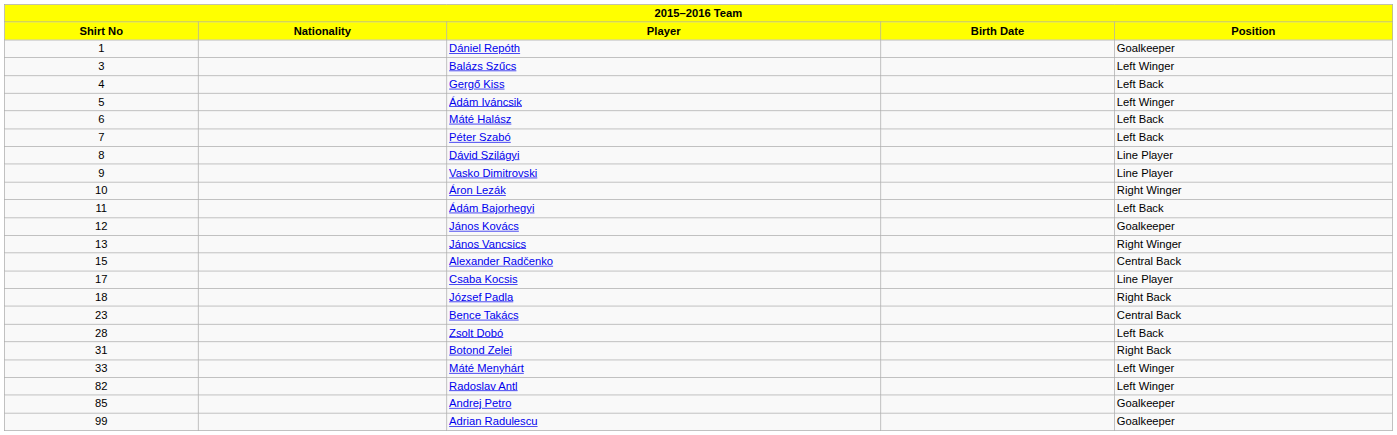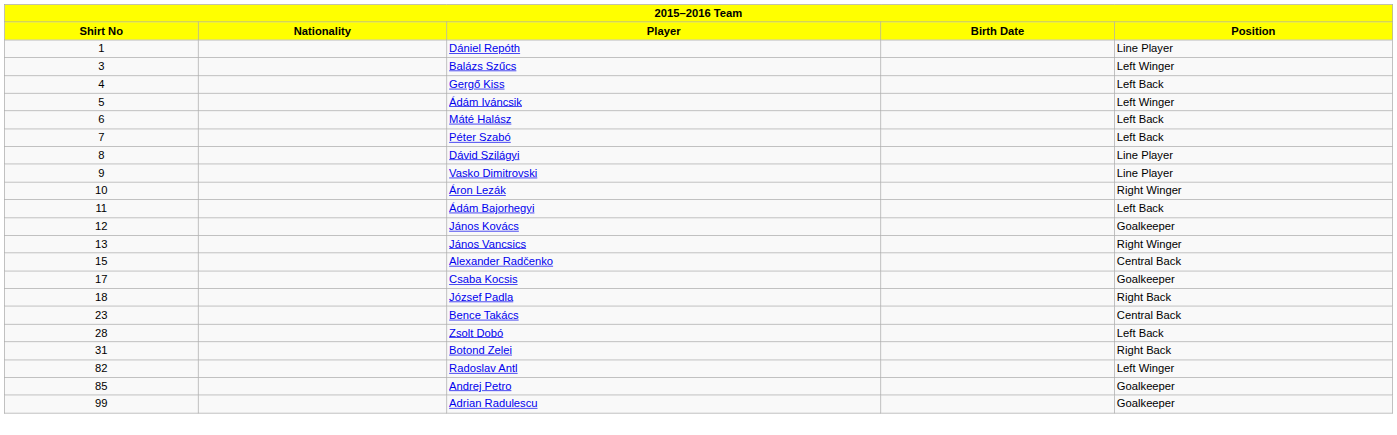(1146, 48) Goalkeeper -> (1145, 48) Line Player
(1145, 279) Line Player -> (1146, 279) Goalkeeper
- row: (486, 368)
